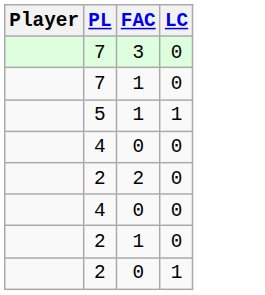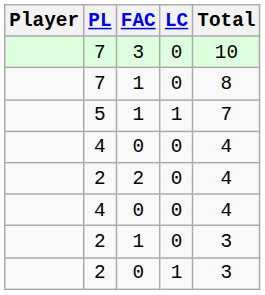+ column: (226, 21)
